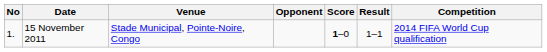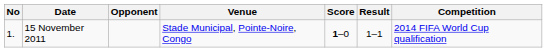columns swapped: (191, 12) <-> (299, 12)
